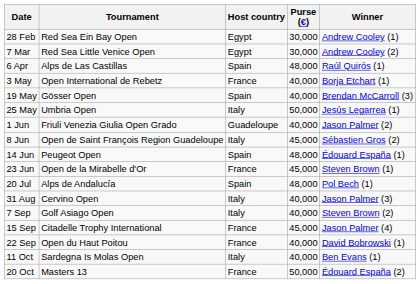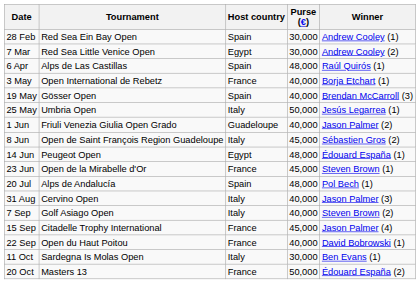(240, 37) Egypt -> (240, 37) Spain
(240, 154) Spain -> (240, 154) Egypt
(303, 257) 40,000 -> (303, 257) 30,000
